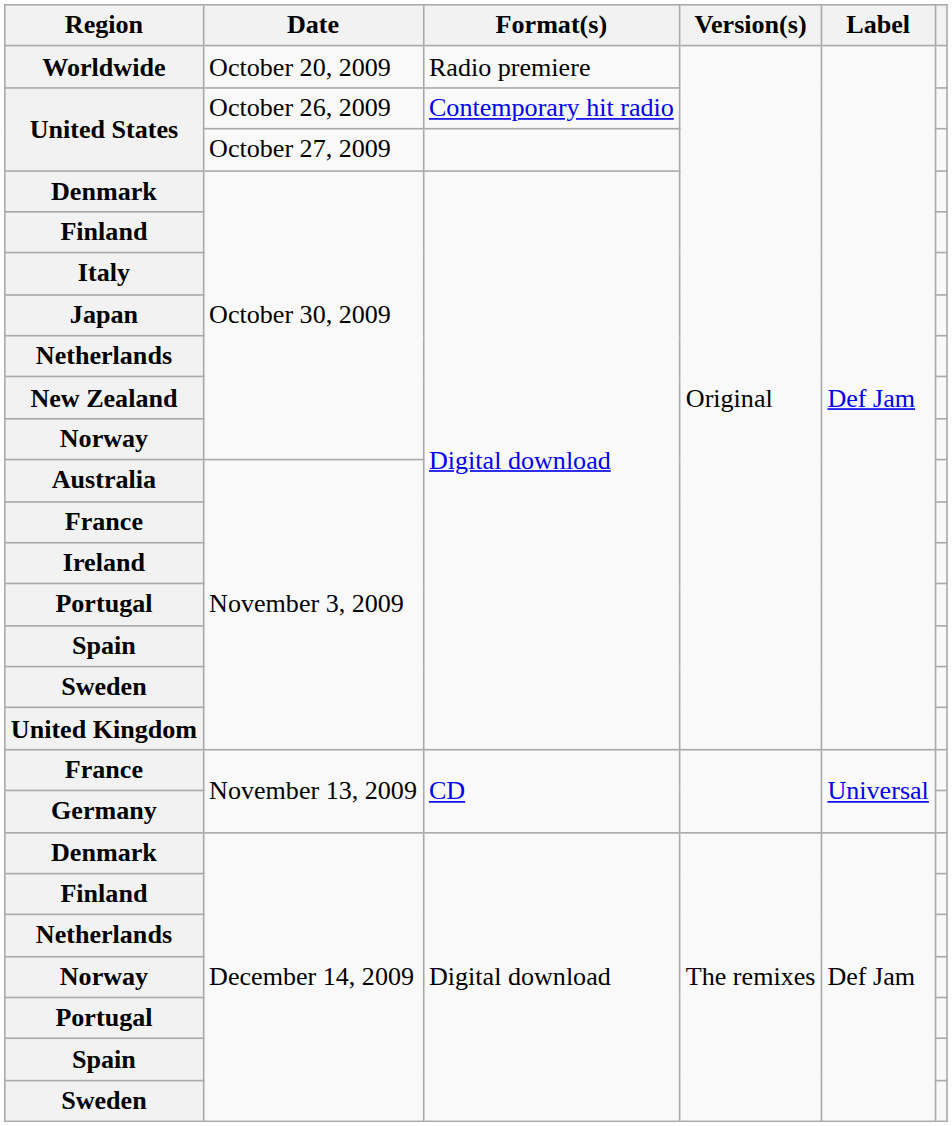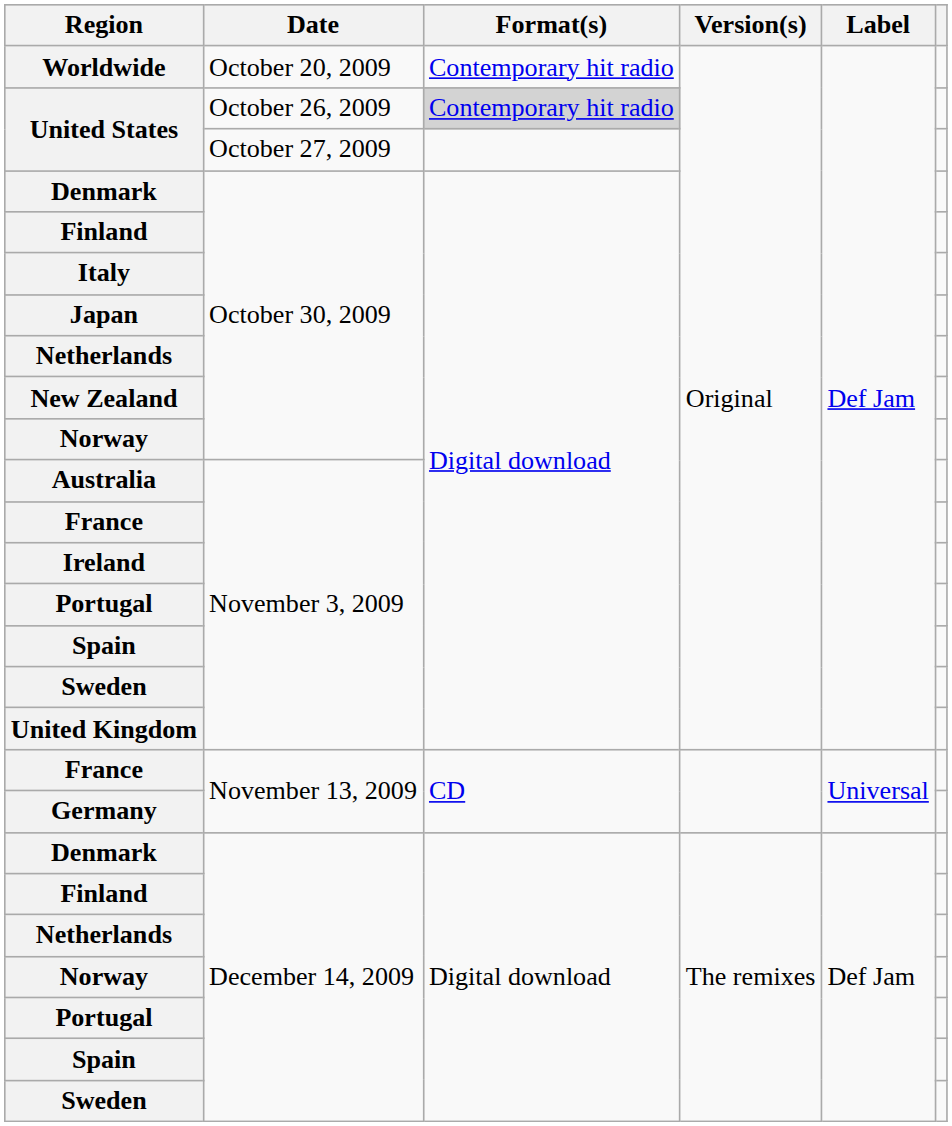(510, 66) Radio premiere -> (551, 66) Contemporary hit radio
(551, 107) no background -> (551, 107) lightgrey background
